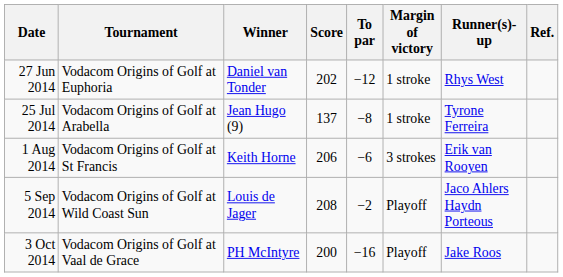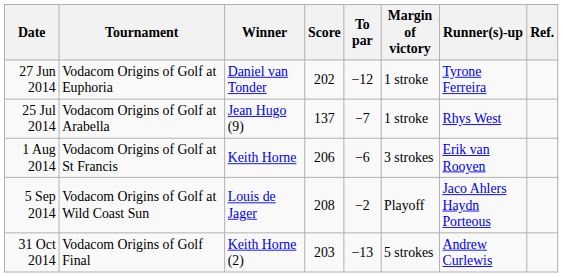(474, 79) Rhys West -> (464, 79) Tyrone Ferreira
(365, 119) −8 -> (362, 119) −7
(466, 119) Tyrone Ferreira -> (472, 119) Rhys West
- row: (40, 252)
+ row: (37, 252)
